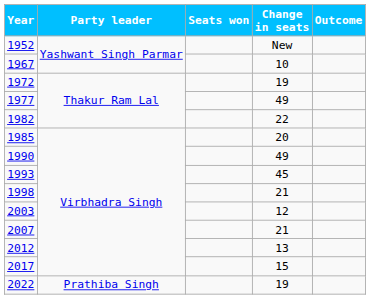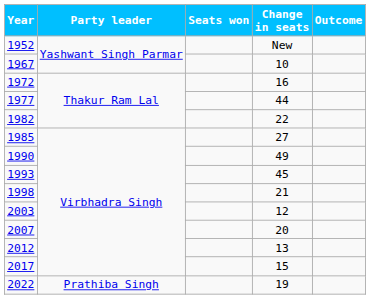(282, 82) 19 -> (282, 82) 16
(282, 100) 49 -> (282, 100) 44
(282, 137) 20 -> (282, 137) 27
(282, 229) 21 -> (282, 229) 20
